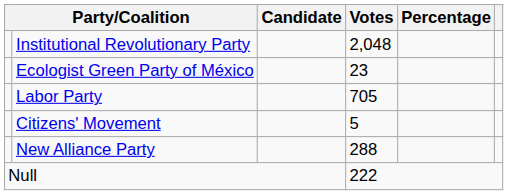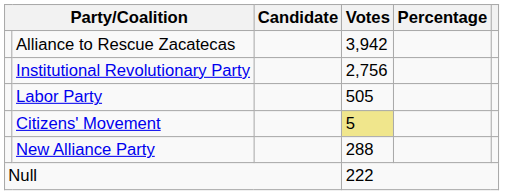+ row: (126, 44)
(370, 44) 2,048 -> (367, 70) 2,756
- row: (135, 70)
(363, 96) 705 -> (360, 96) 505
(354, 123) no background -> (350, 123) khaki background
